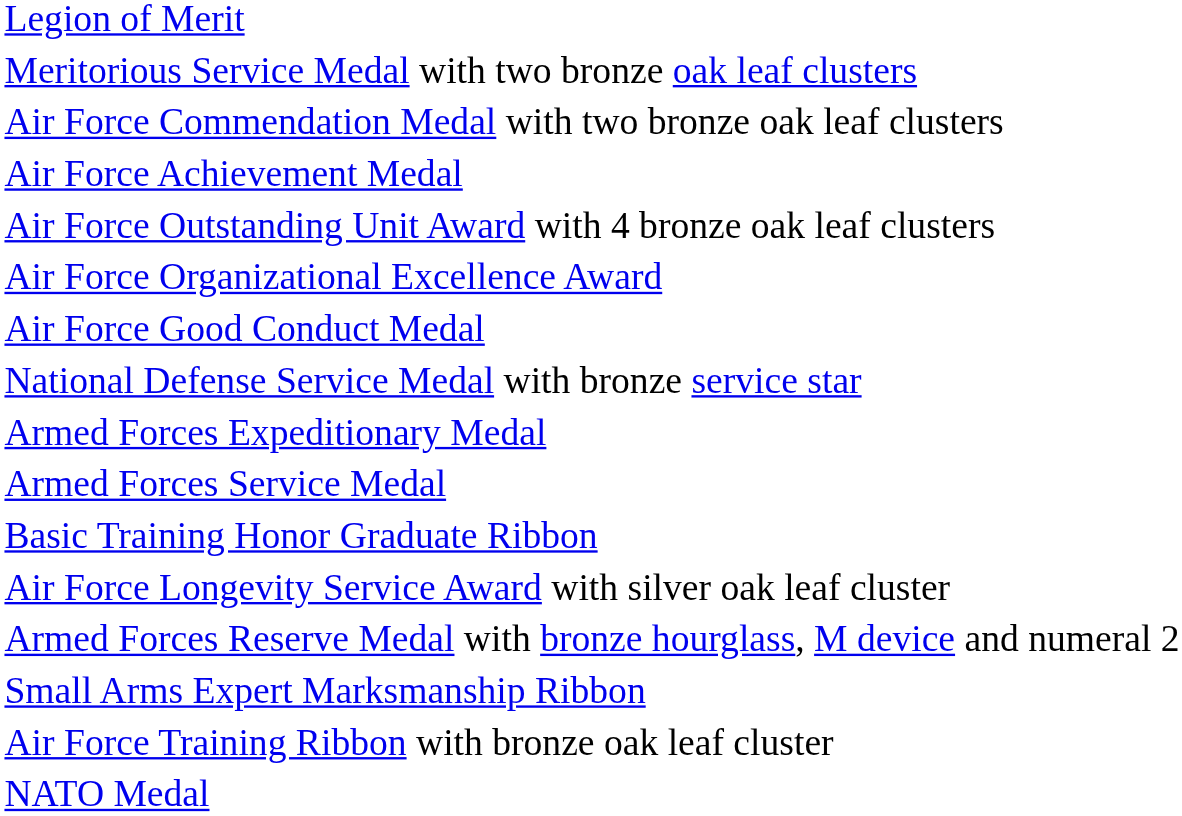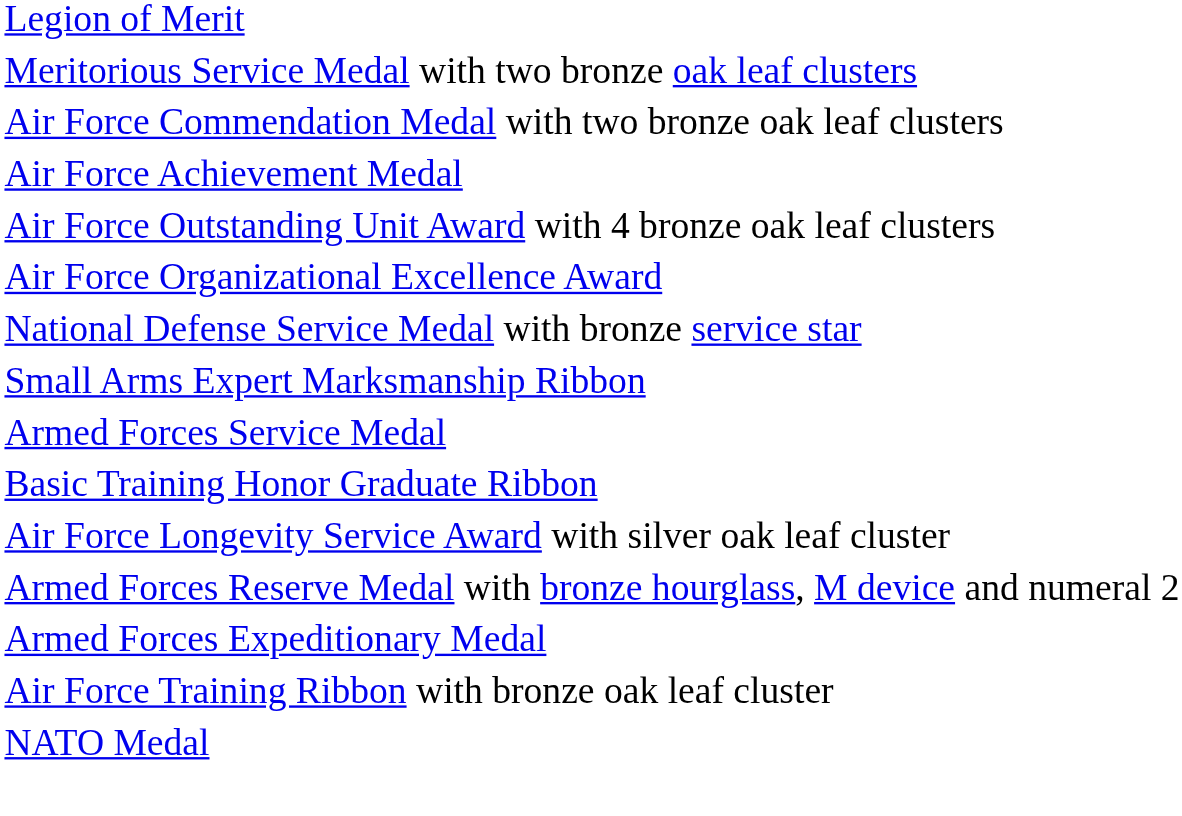- row: (245, 328)
rows swapped: (275, 432) <-> (325, 690)
